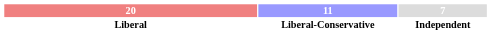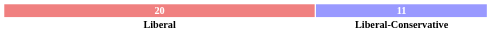- column: (443, 10)
